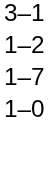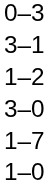+ row: (24, 13)
+ row: (24, 108)
